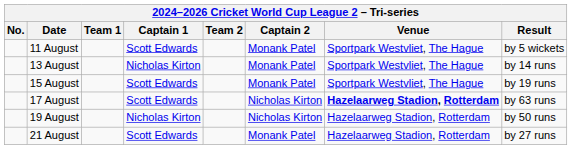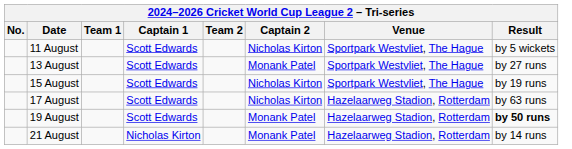(282, 48) Monank Patel -> (285, 48) Nicholas Kirton
(163, 65) Nicholas Kirton -> (162, 65) Scott Edwards
(530, 65) by 14 runs -> (521, 65) by 27 runs
(282, 83) Monank Patel -> (285, 83) Nicholas Kirton
(413, 100) bold -> (409, 100) normal
(163, 118) Nicholas Kirton -> (162, 118) Scott Edwards
(285, 118) Nicholas Kirton -> (282, 118) Monank Patel
(530, 118) normal -> (523, 118) bold
(162, 135) Scott Edwards -> (163, 135) Nicholas Kirton
(530, 135) by 27 runs -> (521, 135) by 14 runs
